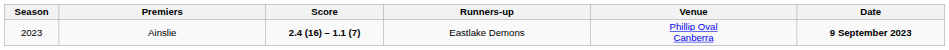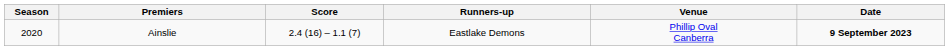(32, 32) 2023 -> (32, 32) 2020
(325, 32) bold -> (325, 32) normal
